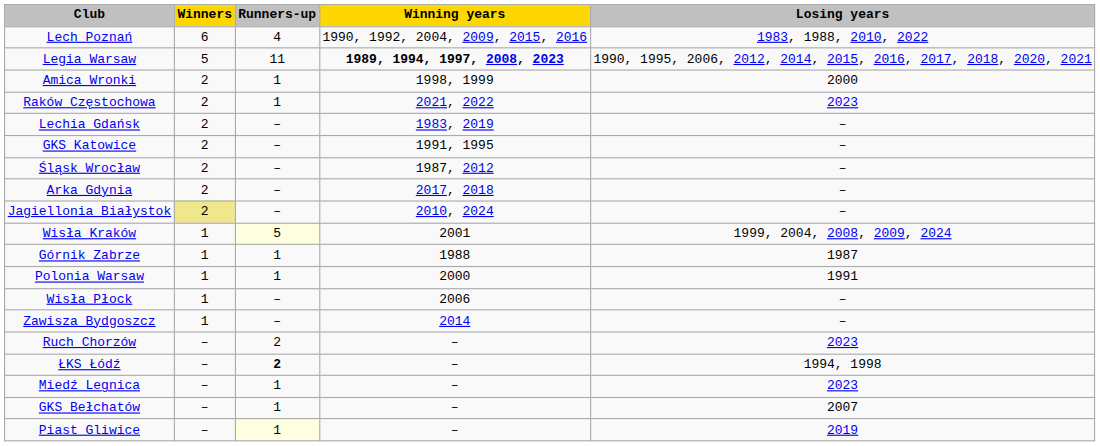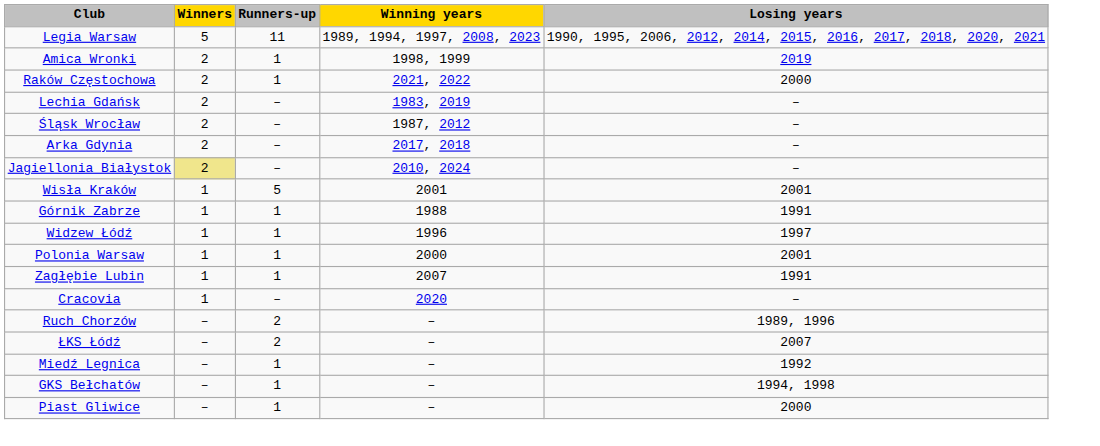- row: (89, 37)
(455, 59) bold -> (431, 37) normal
(843, 81) 2000 -> (796, 59) 2019
(843, 102) 2023 -> (796, 81) 2000
- row: (89, 146)
(277, 233) lightyellow background -> (277, 190) no background
(843, 233) 1999, 2004, 2008, 2009, 2024 -> (796, 190) 2001
(843, 255) 1987 -> (796, 212) 1991
+ row: (89, 233)
(843, 277) 1991 -> (796, 255) 2001
+ row: (89, 277)
+ row: (89, 299)
- row: (89, 299)
- row: (89, 321)
(843, 342) 2023 -> (796, 321) 1989, 1996
(277, 364) bold -> (277, 342) normal
(843, 364) 1994, 1998 -> (796, 342) 2007
(843, 386) 2023 -> (796, 364) 1992
(843, 408) 2007 -> (796, 386) 1994, 1998
(277, 430) lightyellow background -> (277, 408) no background
(843, 430) 2019 -> (796, 408) 2000
